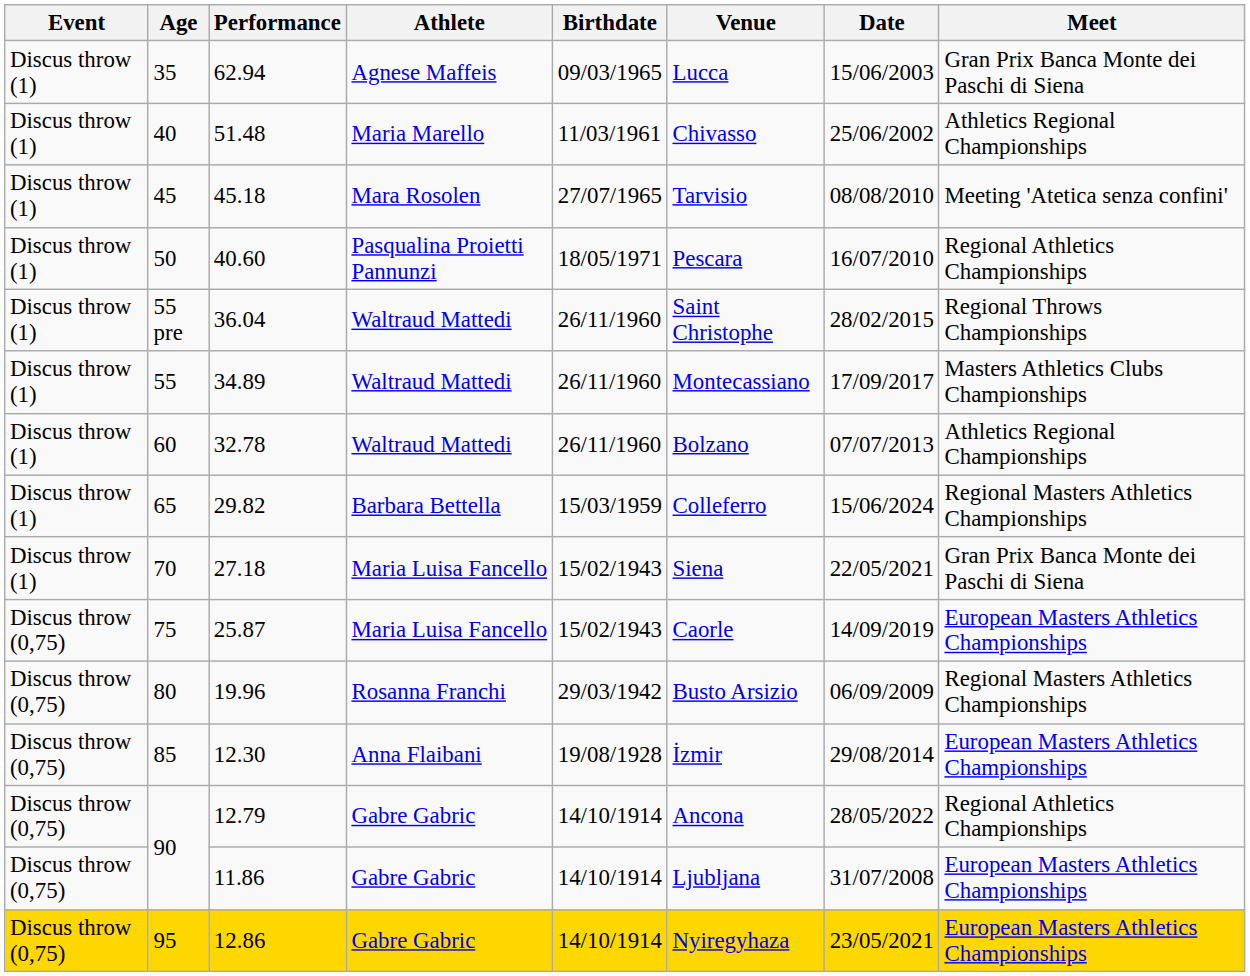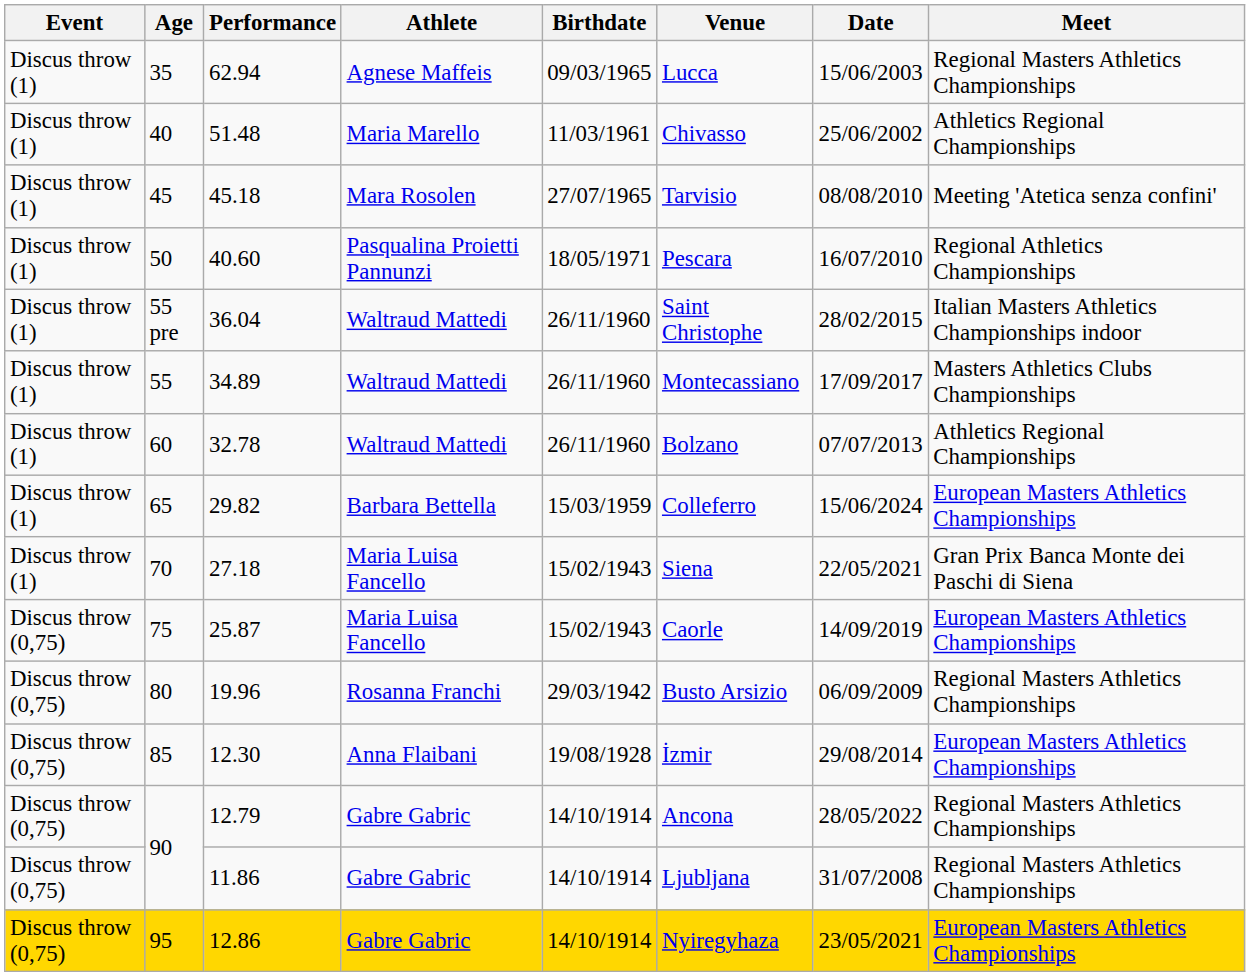(1070, 71) Gran Prix Banca Monte dei Paschi di Siena -> (1057, 71) Regional Masters Athletics Championships
(1023, 319) Regional Throws Championships -> (1045, 319) Italian Masters Athletics Championships indoor
(1068, 505) Regional Masters Athletics Championships -> (1060, 505) European Masters Athletics Championships
(1029, 816) Regional Athletics Championships -> (1057, 816) Regional Masters Athletics Championships
(1071, 878) European Masters Athletics Championships -> (1057, 878) Regional Masters Athletics Championships
